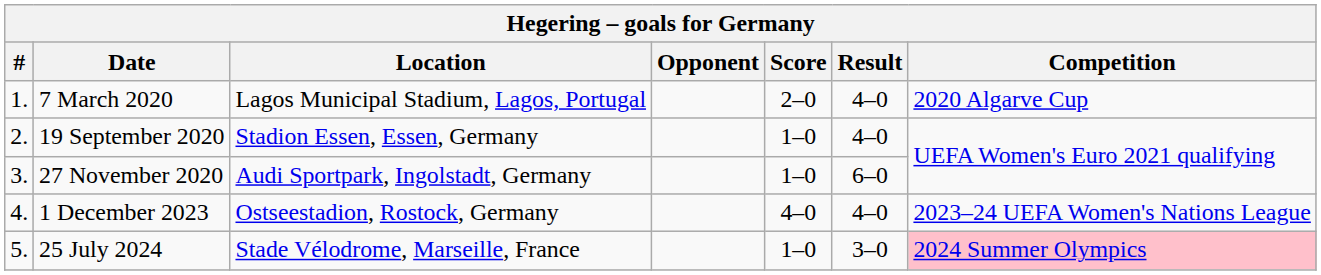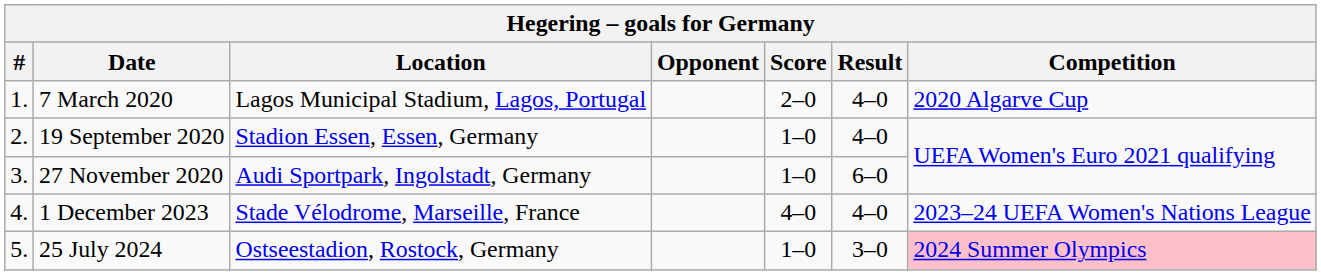(397, 212) Ostseestadion, Rostock, Germany -> (408, 212) Stade Vélodrome, Marseille, France
(408, 250) Stade Vélodrome, Marseille, France -> (397, 250) Ostseestadion, Rostock, Germany
